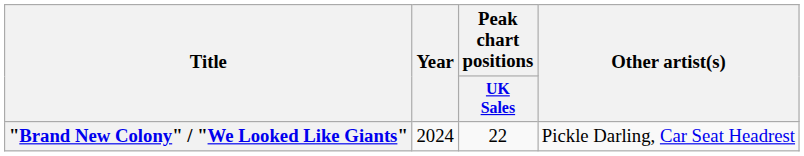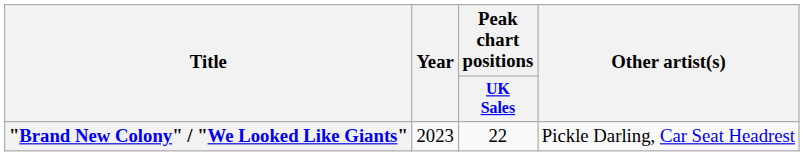(435, 136) 2024 -> (435, 136) 2023
